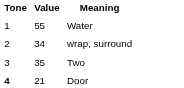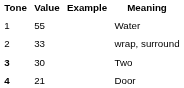+ column: (87, 7)
(40, 44) 34 -> (40, 44) 33
(7, 62) normal -> (7, 62) bold
(40, 62) 35 -> (40, 62) 30
